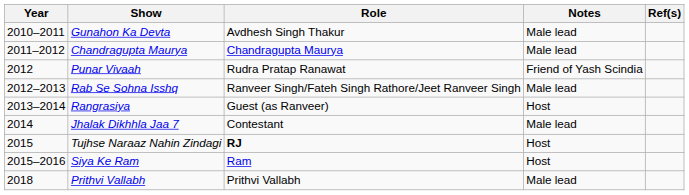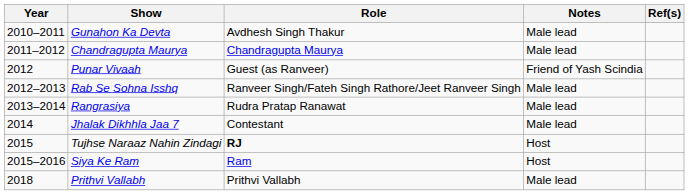(286, 69) Rudra Pratap Ranawat -> (278, 69) Guest (as Ranveer)
(278, 106) Guest (as Ranveer) -> (286, 106) Rudra Pratap Ranawat
(538, 106) Host -> (552, 106) Male lead
